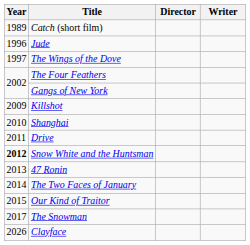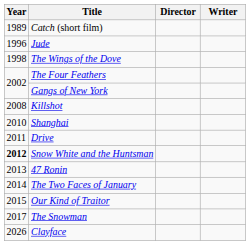(17, 59) 1997 -> (17, 59) 1998
(17, 106) 2009 -> (17, 106) 2008
